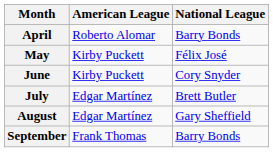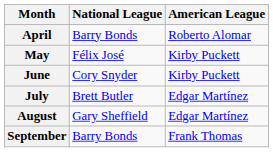columns swapped: (121, 14) <-> (220, 14)
